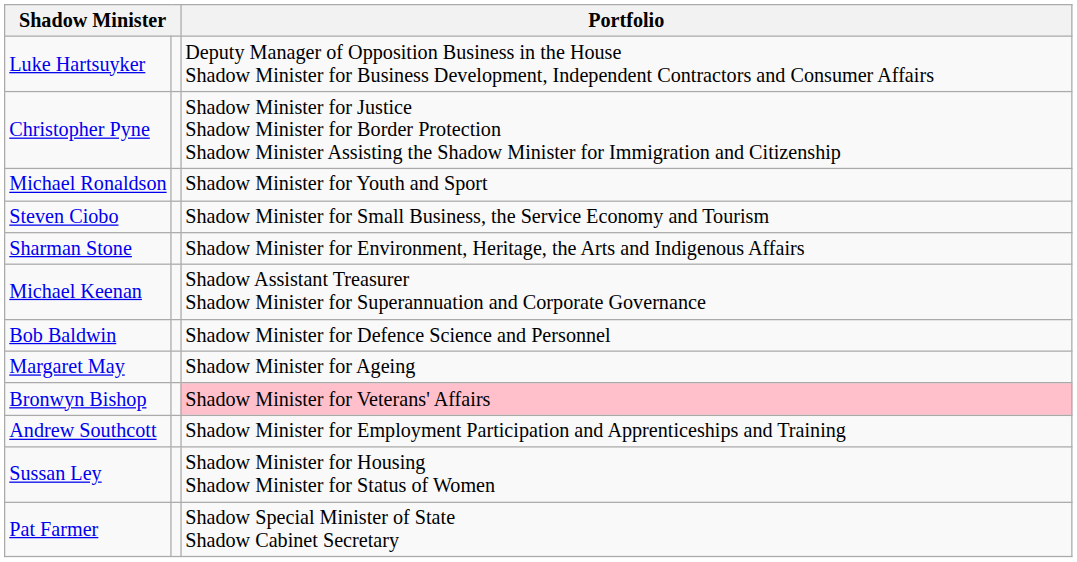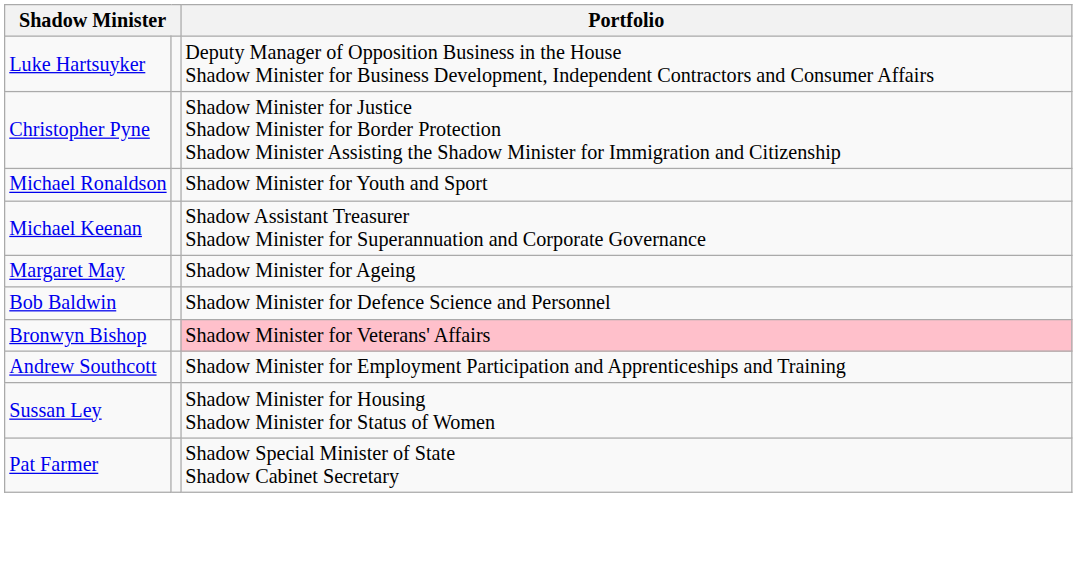- row: (64, 216)
- row: (71, 248)
rows swapped: (67, 366) <-> (63, 335)
